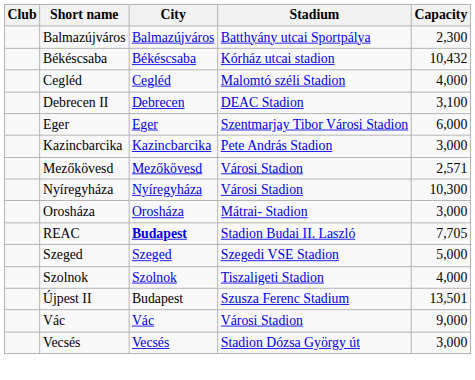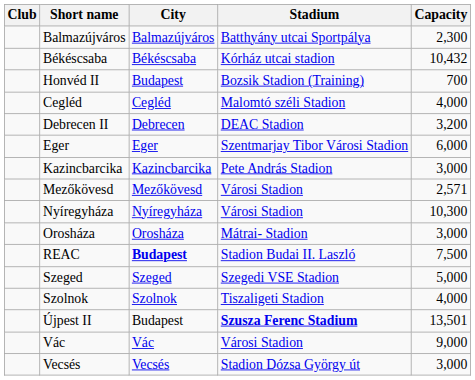+ row: (71, 80)
(452, 102) 3,100 -> (452, 124) 3,200
(452, 233) 7,705 -> (452, 255) 7,500
(285, 299) normal -> (289, 320) bold
